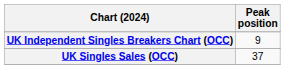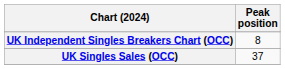(258, 40) 9 -> (258, 40) 8
